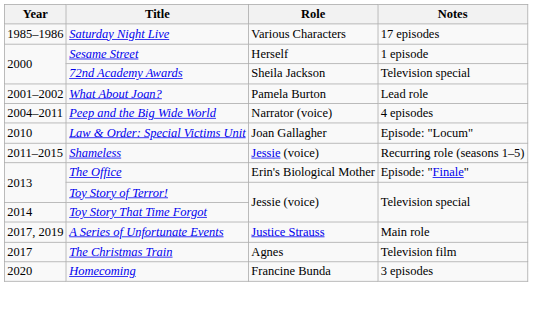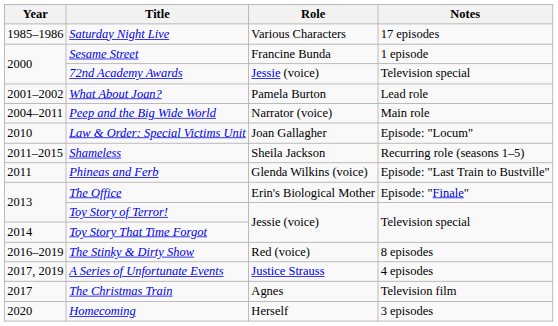(270, 53) Herself -> (291, 53) Francine Bunda
(288, 73) Sheila Jackson -> (285, 73) Jessie (voice)
(407, 113) 4 episodes -> (405, 113) Main role
(285, 152) Jessie (voice) -> (288, 152) Sheila Jackson
+ row: (114, 172)
+ row: (132, 251)
(405, 232) Main role -> (407, 271) 4 episodes
(291, 271) Francine Bunda -> (270, 311) Herself
